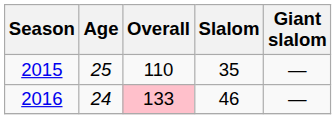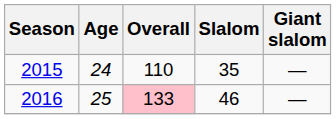(101, 69) 25 -> (101, 69) 24
(101, 98) 24 -> (101, 98) 25
